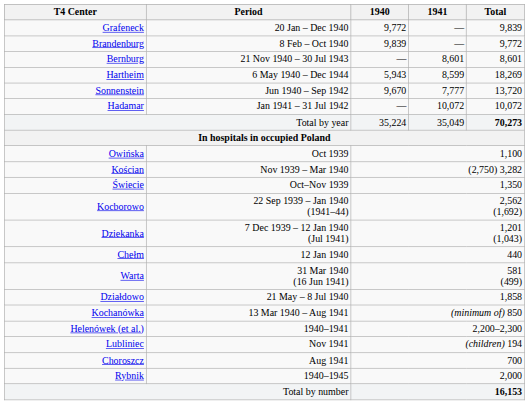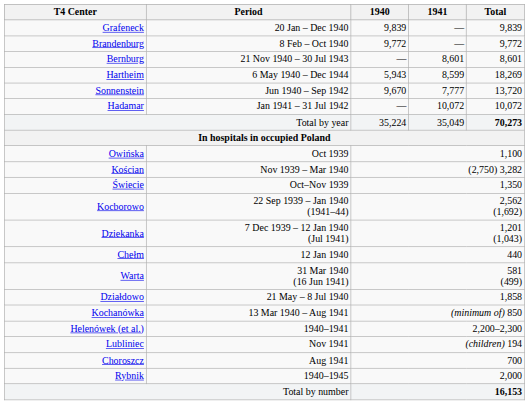(395, 28) 9,772 -> (395, 28) 9,839
(395, 43) 9,839 -> (395, 43) 9,772
